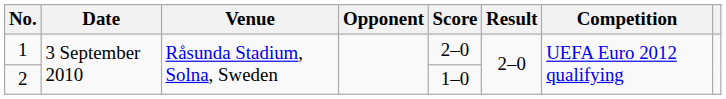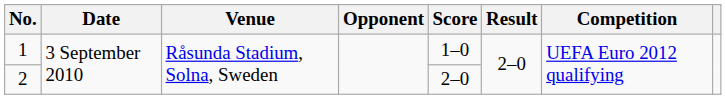(455, 49) 2–0 -> (455, 49) 1–0
(455, 79) 1–0 -> (455, 79) 2–0
